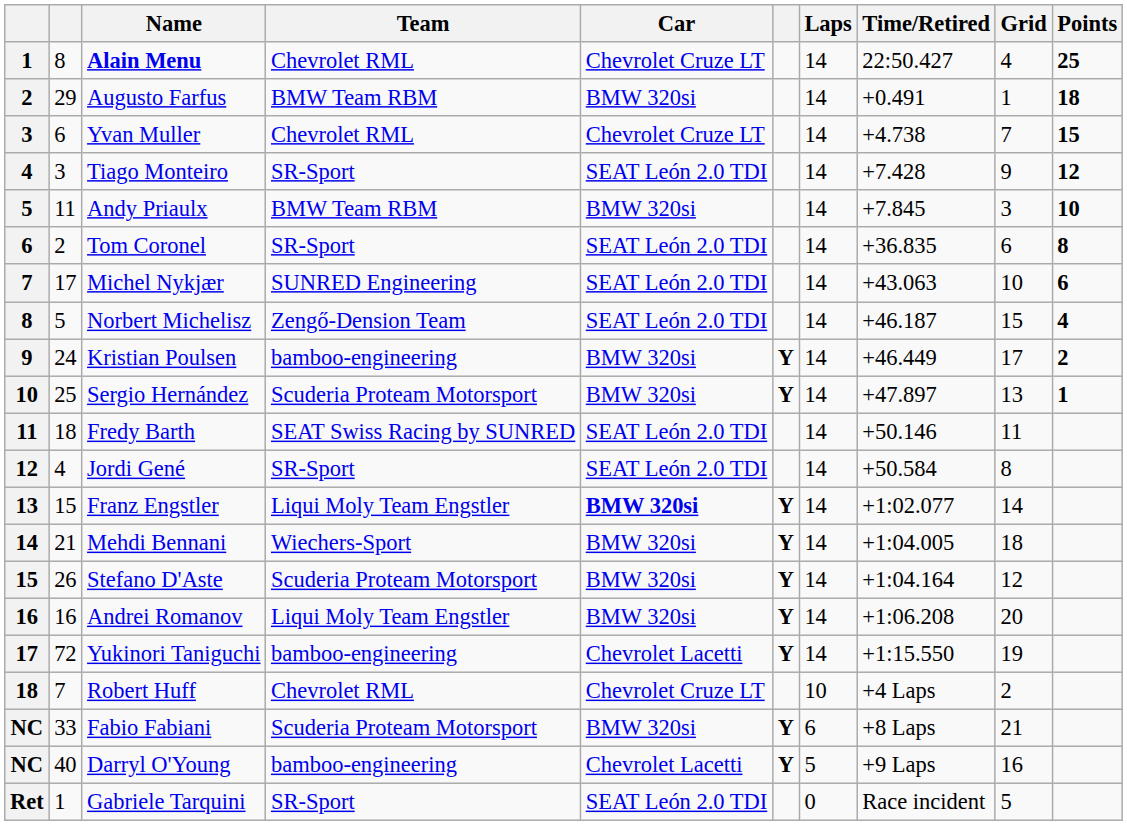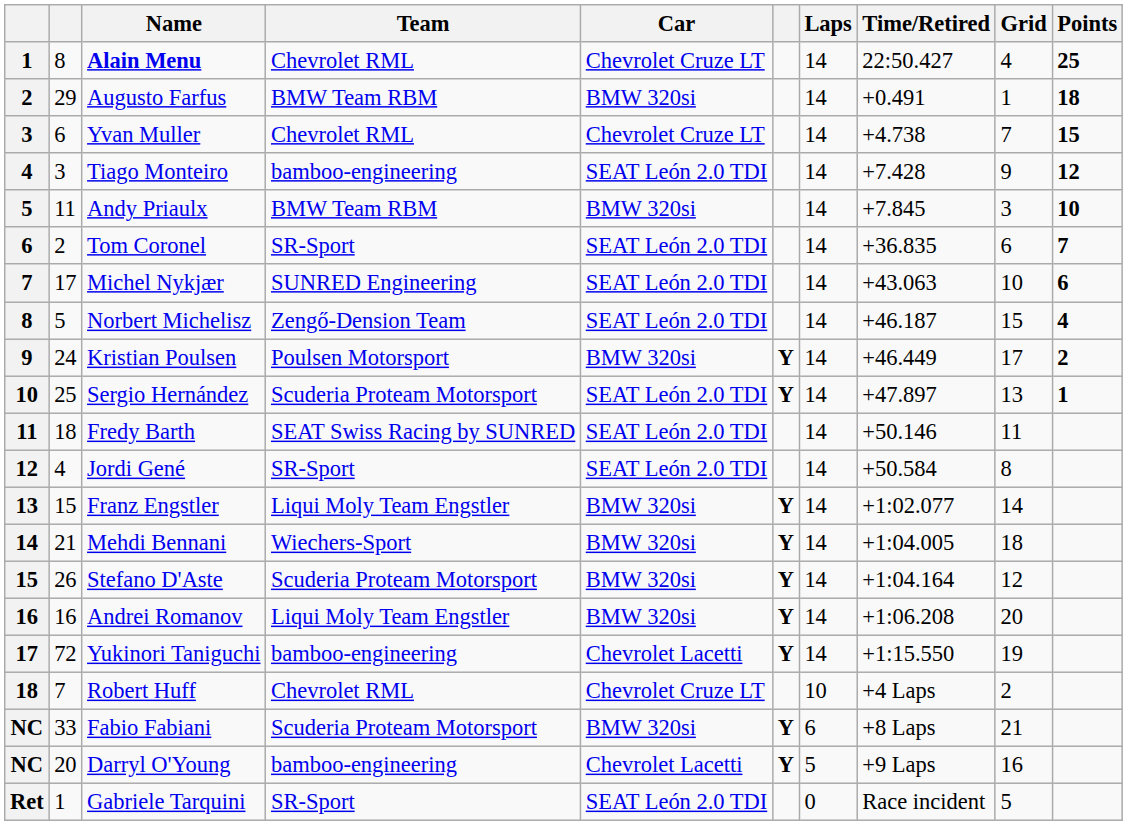(313, 171) SR-Sport -> (364, 171) bamboo-engineering
(1063, 245) 8 -> (1063, 245) 7
(364, 357) bamboo-engineering -> (360, 357) Poulsen Motorsport
(641, 394) BMW 320si -> (676, 394) SEAT León 2.0 TDI
(642, 505) bold -> (641, 505) normal
(65, 765) 40 -> (65, 765) 20
